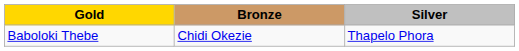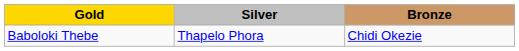columns swapped: (430, 14) <-> (259, 14)
